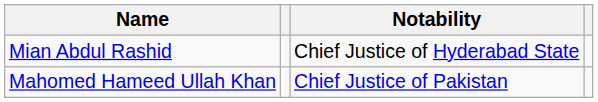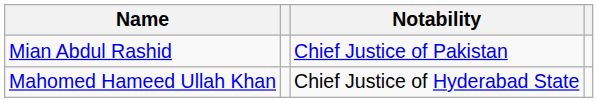(437, 50) Chief Justice of Hyderabad State -> (401, 50) Chief Justice of Pakistan
(401, 81) Chief Justice of Pakistan -> (437, 81) Chief Justice of Hyderabad State
